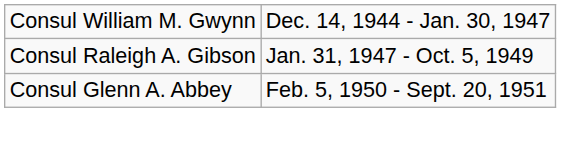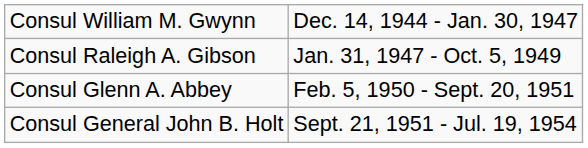+ row: (147, 124)
